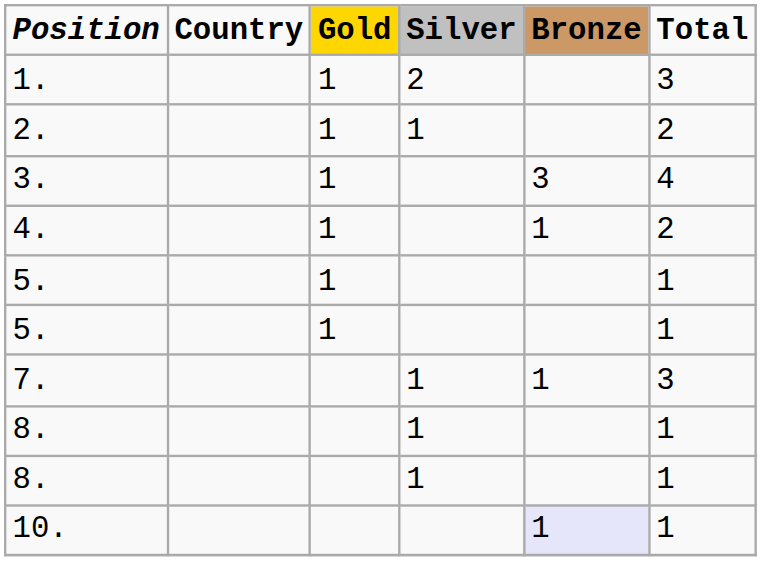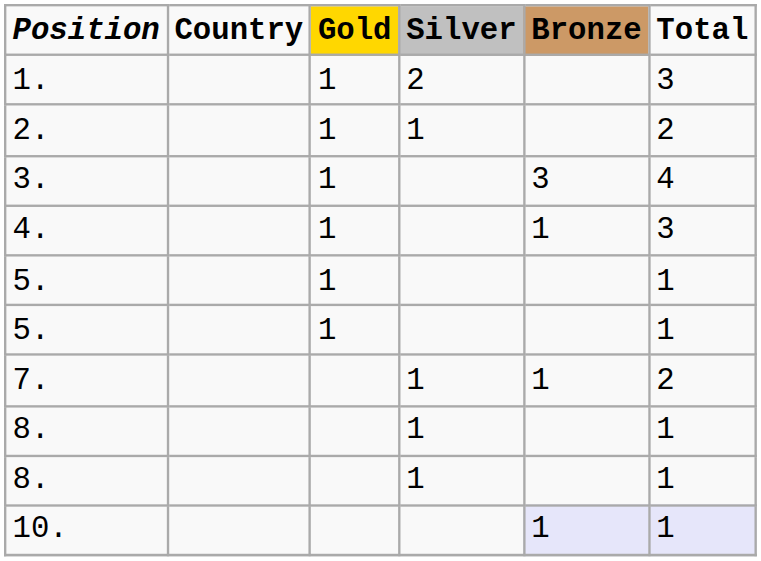(666, 230) 2 -> (666, 230) 3
(666, 380) 3 -> (666, 380) 2
(666, 530) no background -> (666, 530) lavender background
